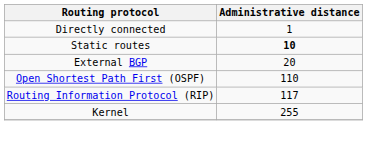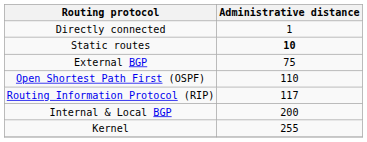(289, 62) 20 -> (289, 62) 75
+ row: (111, 112)
